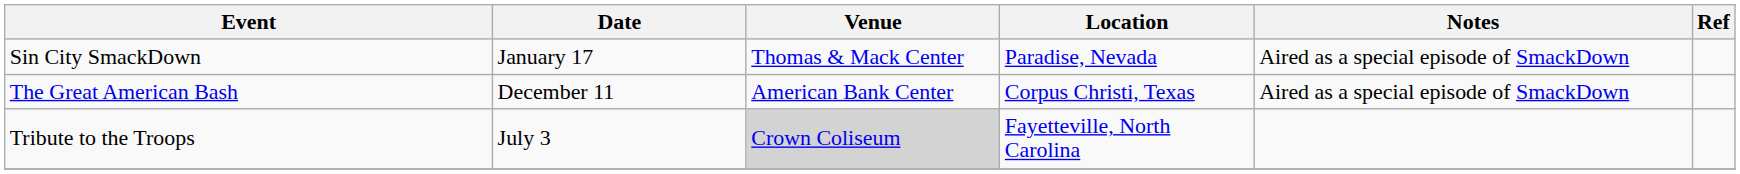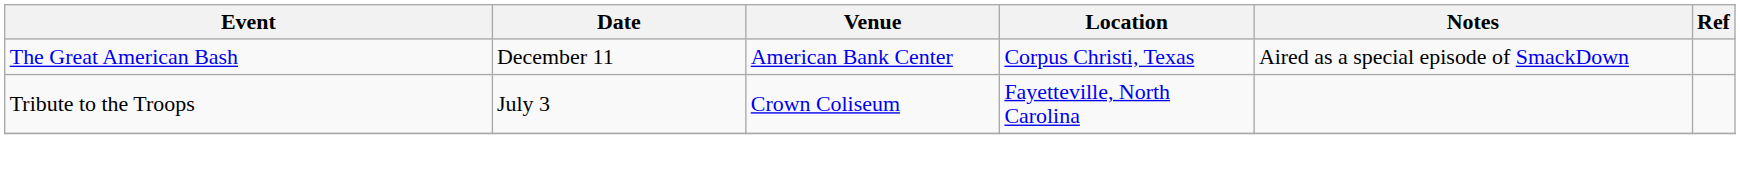- row: (105, 56)
(826, 138) lightgrey background -> (825, 103) no background
